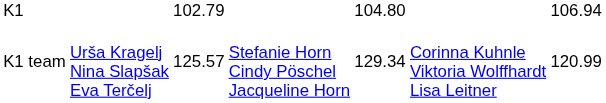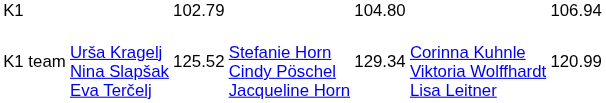(199, 62) 125.57 -> (199, 62) 125.52
